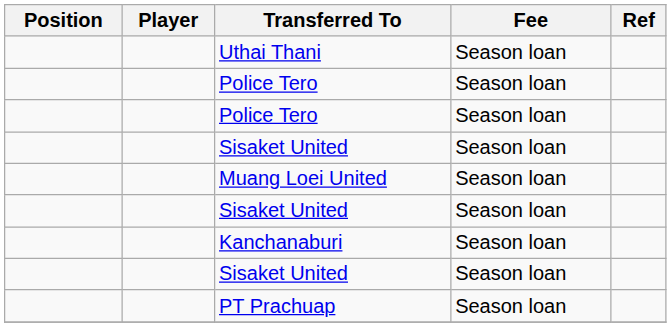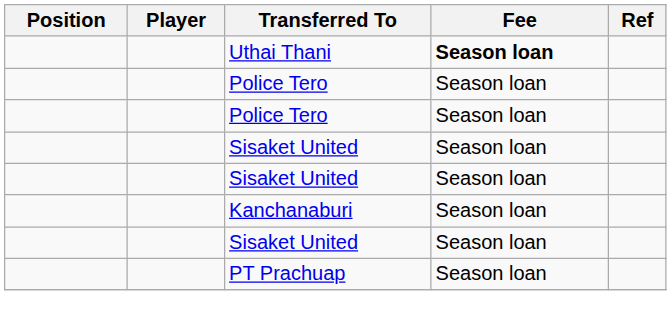(511, 52) normal -> (494, 52) bold
- row: (63, 179)
